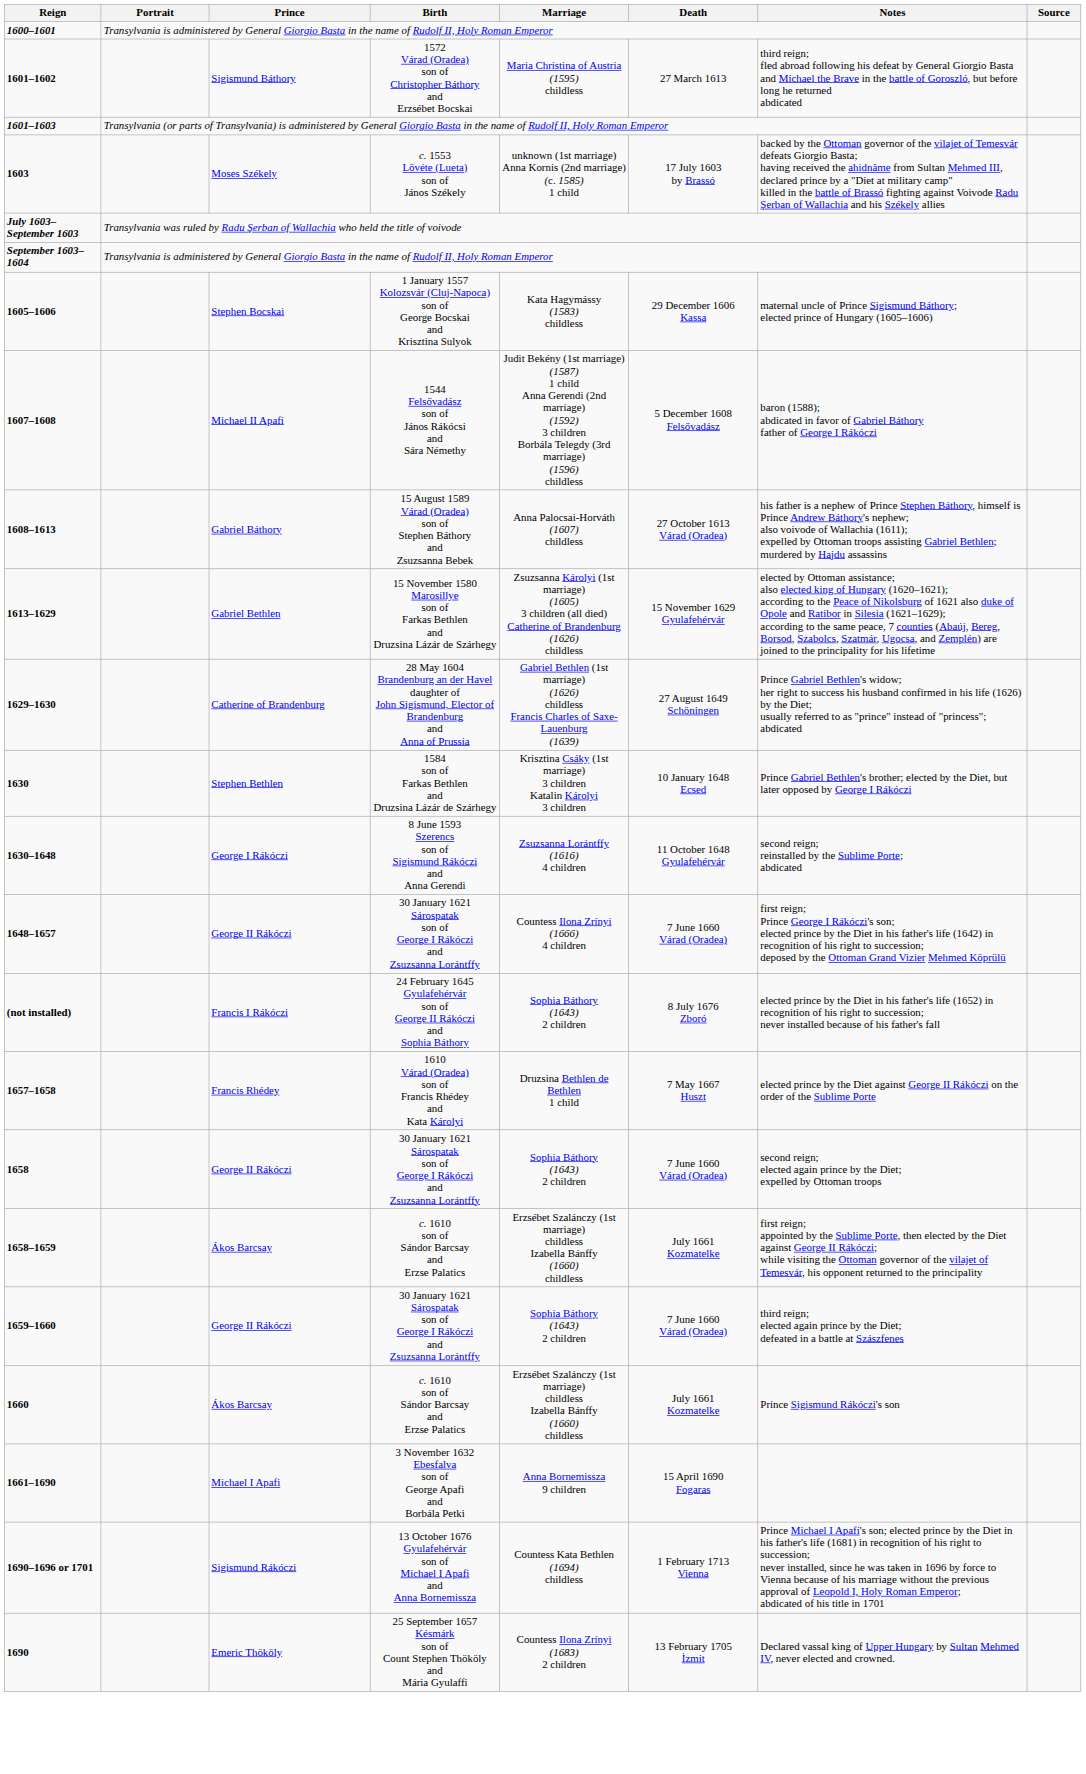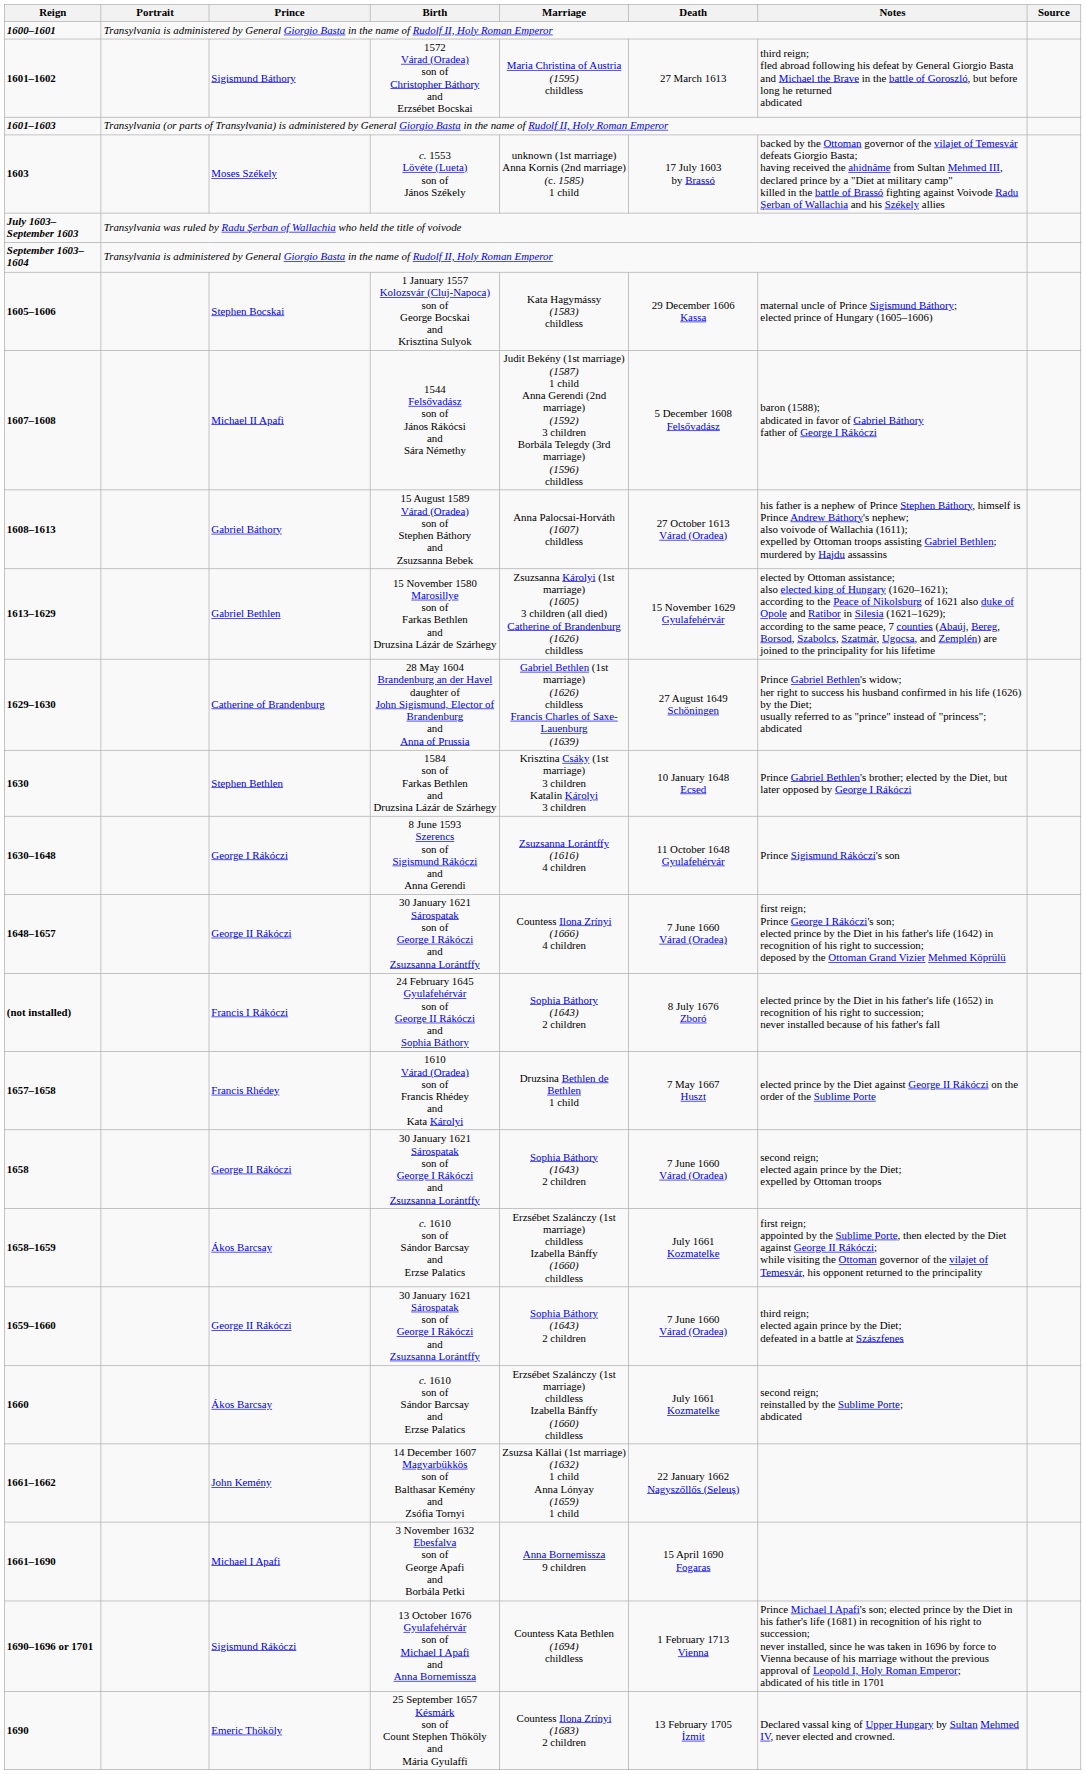(832, 855) second reign; reinstalled by the Sublime Porte; abdicated -> (830, 855) Prince Sigismund Rákóczi's son
(830, 1404) Prince Sigismund Rákóczi's son -> (832, 1404) second reign; reinstalled by the Sublime Porte; abdicated
+ row: (31, 1483)
